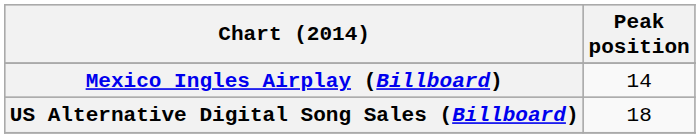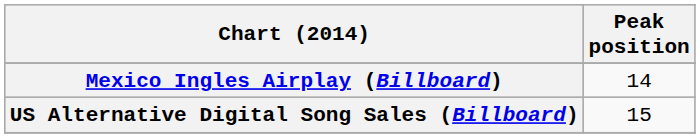(639, 115) 18 -> (639, 115) 15
